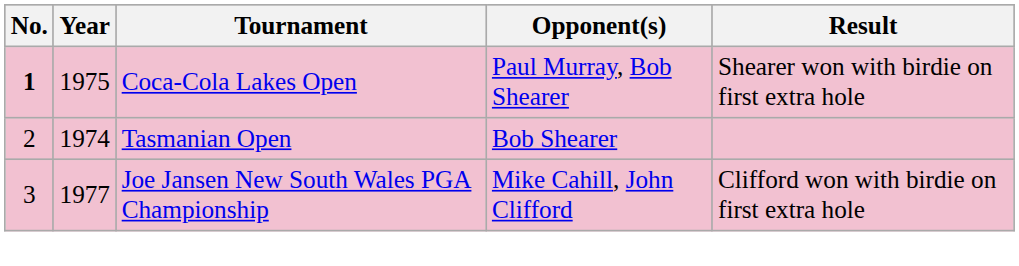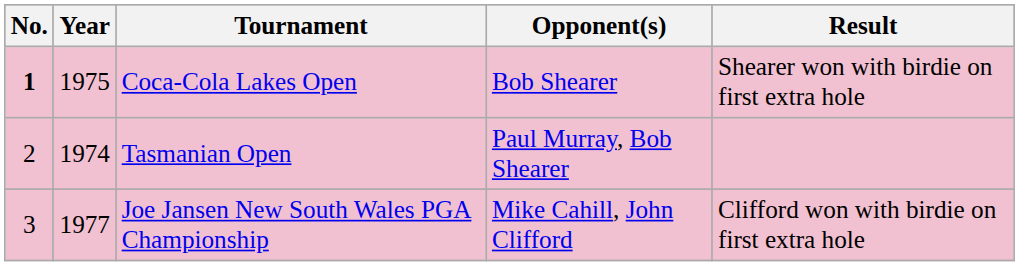(582, 82) Paul Murray, Bob Shearer -> (555, 82) Bob Shearer
(555, 138) Bob Shearer -> (582, 153) Paul Murray, Bob Shearer
